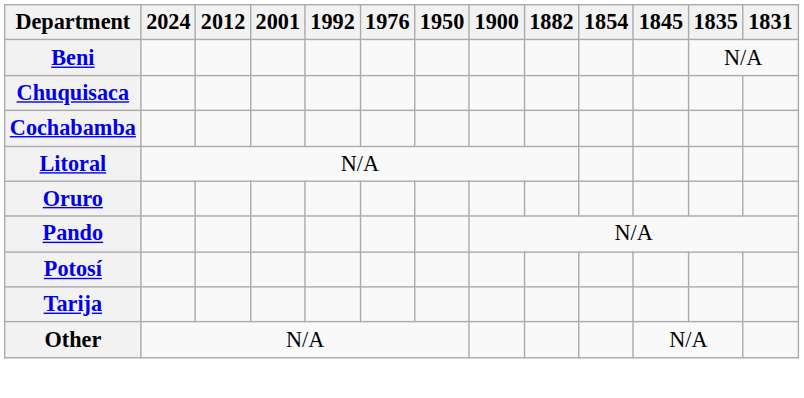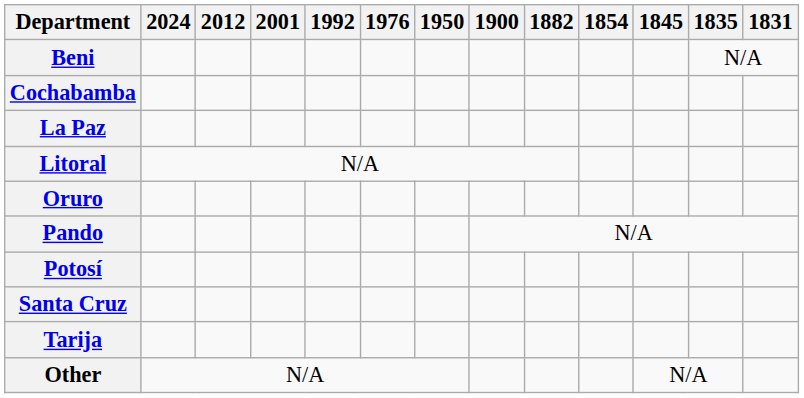- row: (73, 92)
+ row: (73, 127)
+ row: (73, 304)
